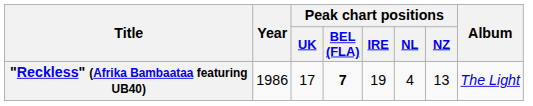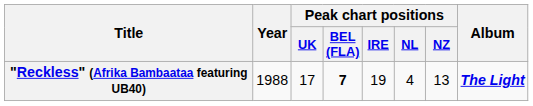(272, 80) 1986 -> (272, 80) 1988
(490, 80) normal -> (493, 80) bold
